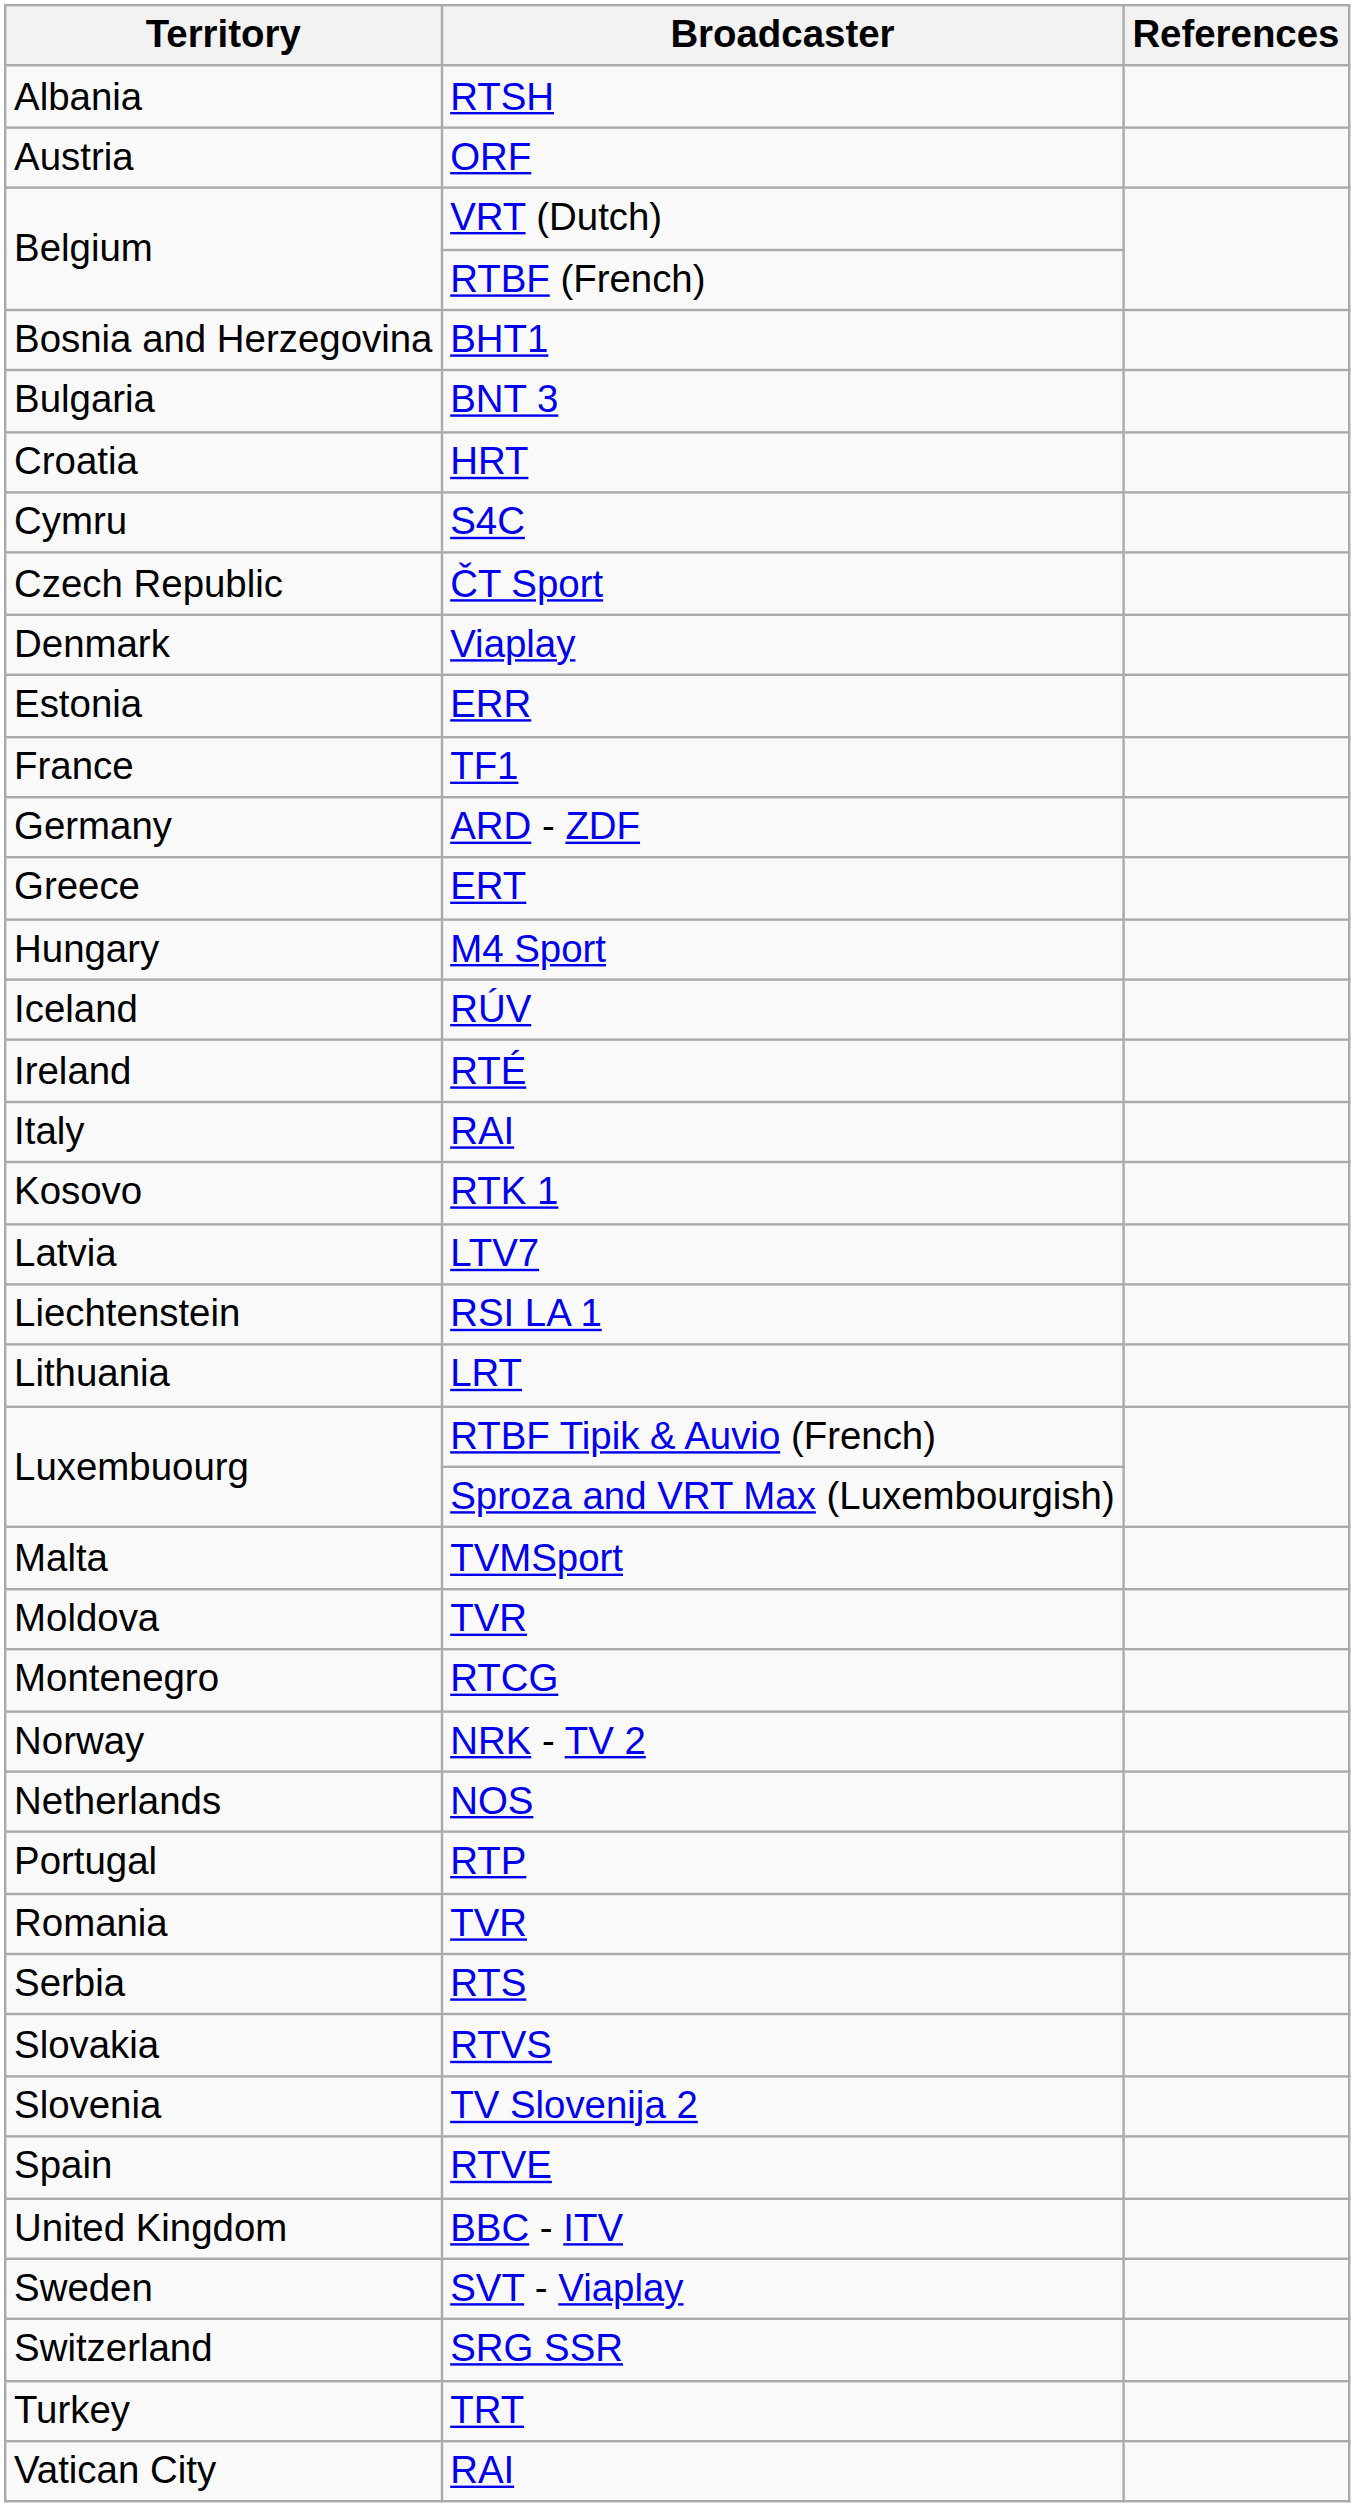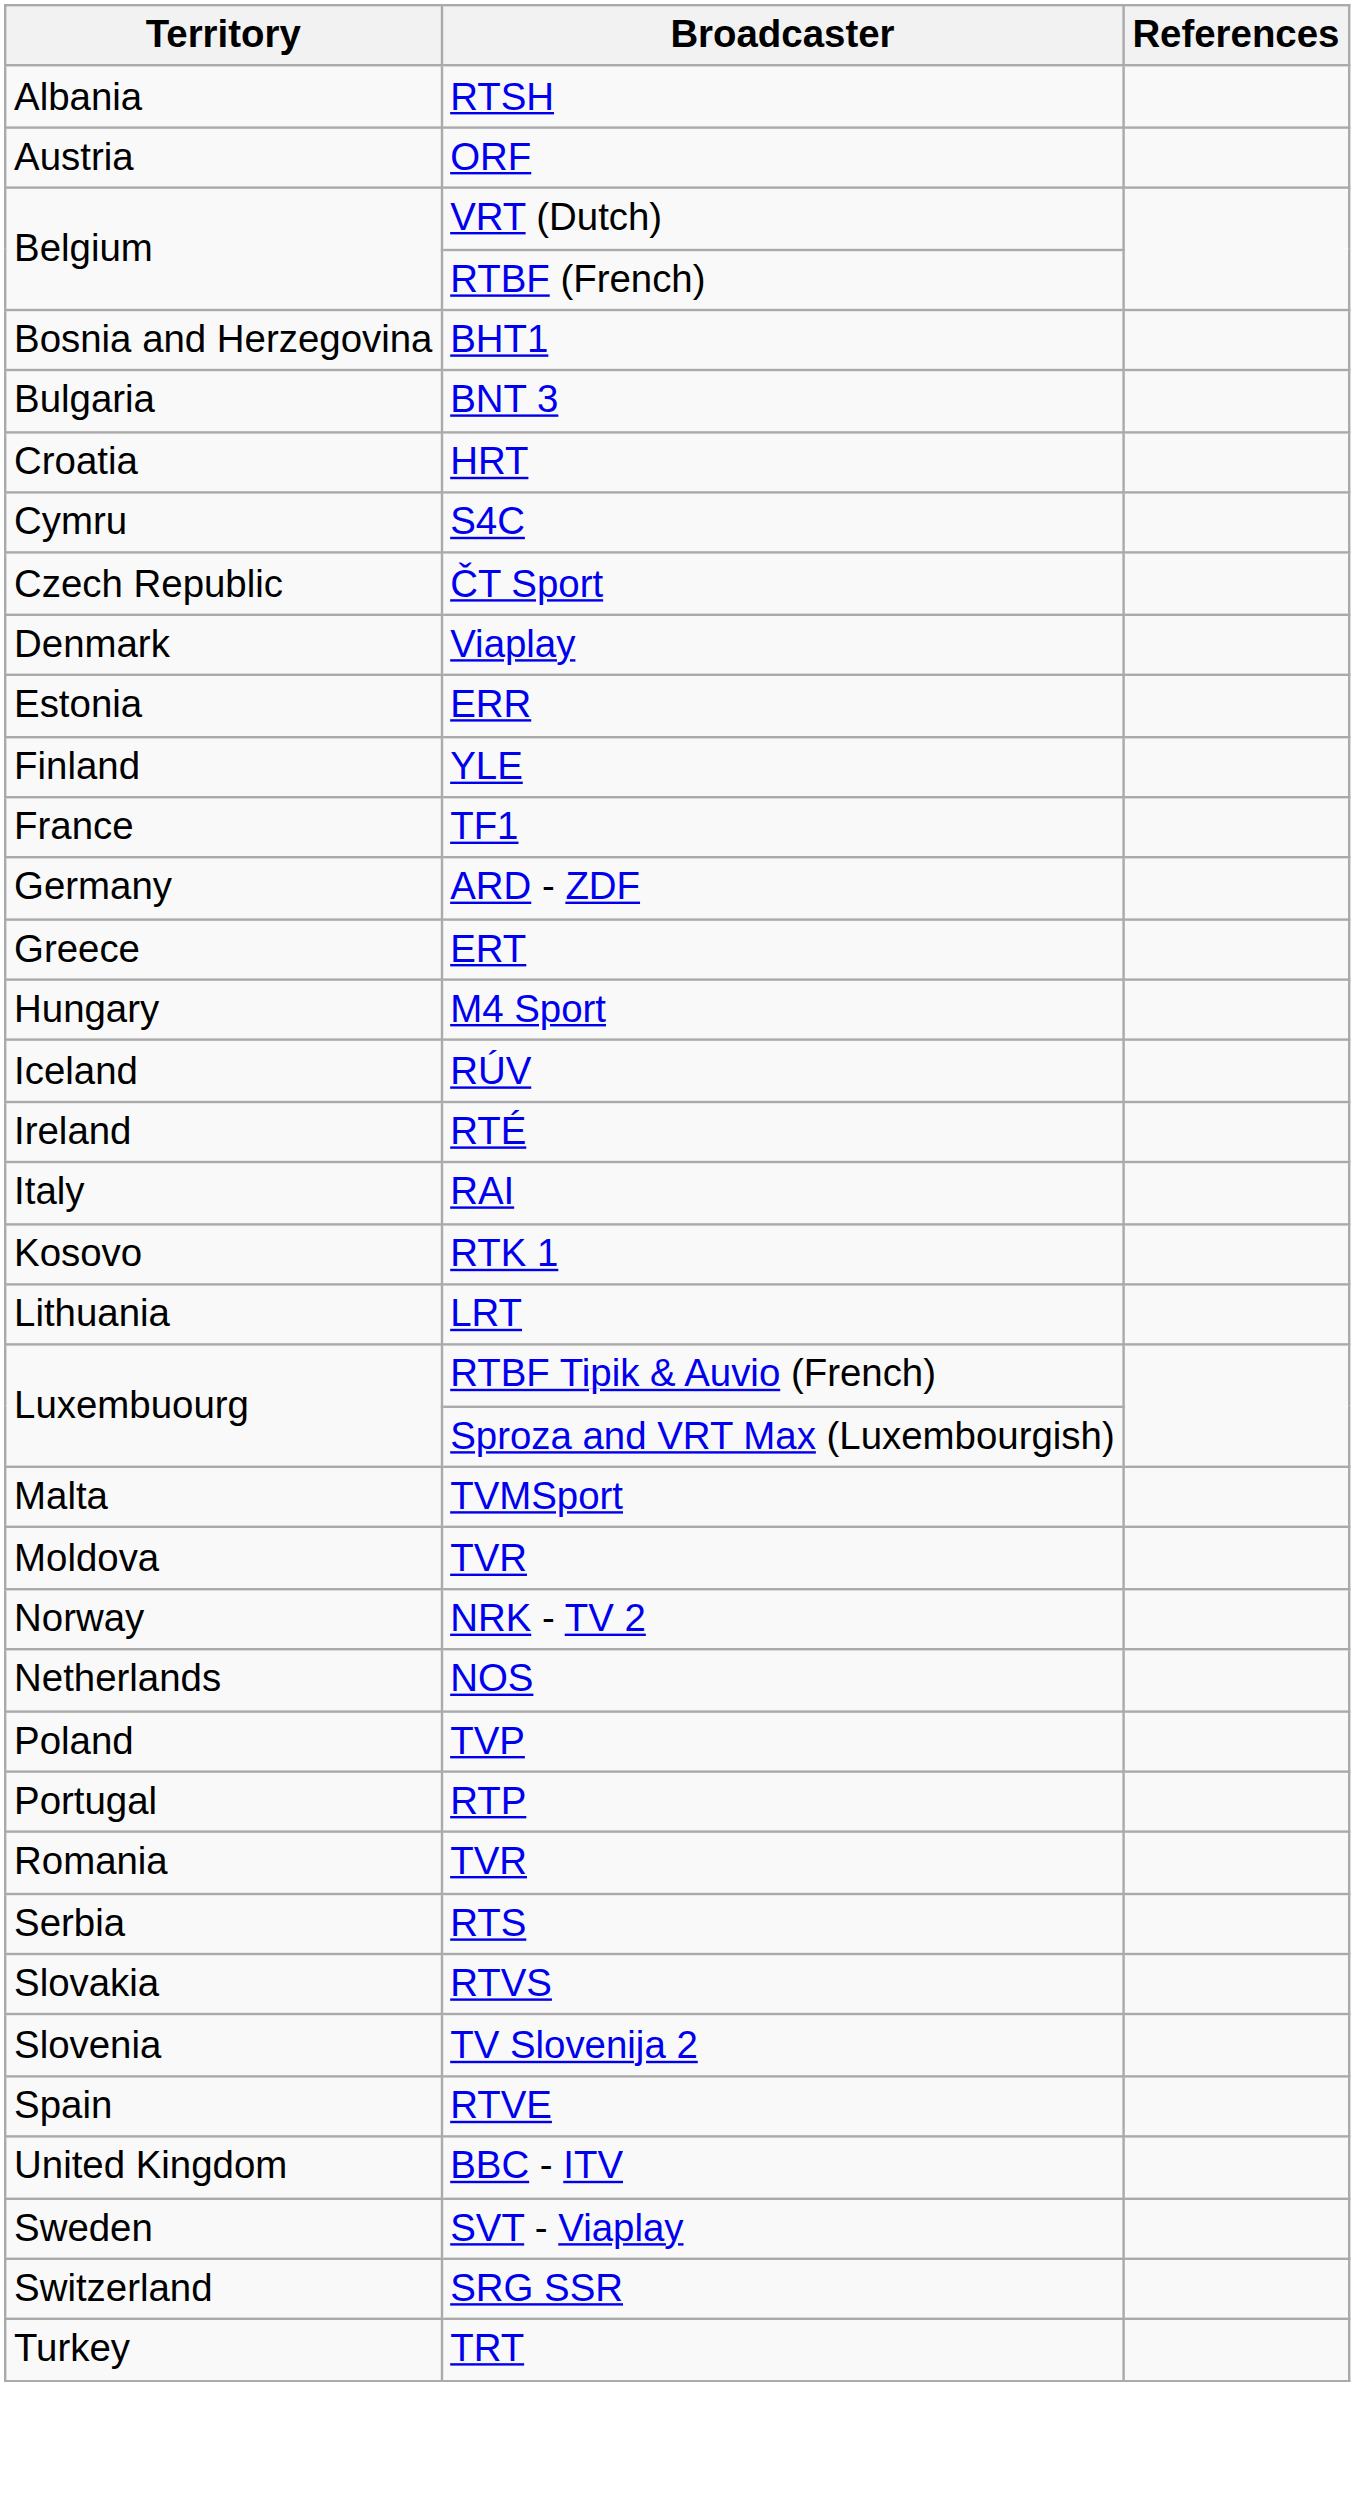+ row: (77, 765)
- row: (65, 1252)
- row: (127, 1313)
- row: (117, 1679)
+ row: (74, 1740)
- row: (115, 2470)
